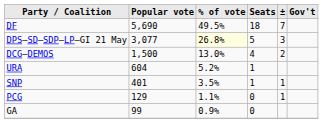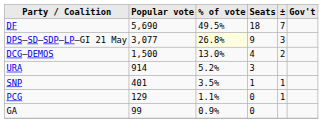(252, 40) 5 -> (252, 40) 9
(139, 68) 604 -> (139, 68) 914
(252, 68) 1 -> (252, 68) 3
